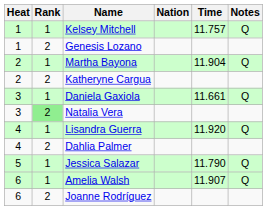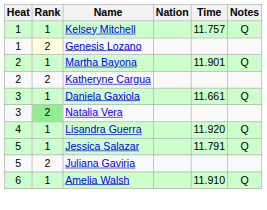(47, 46) no background -> (47, 46) lightyellow background
(210, 63) 11.904 -> (209, 63) 11.901
- row: (98, 146)
(210, 163) 11.790 -> (209, 146) 11.791
+ row: (100, 163)
(210, 180) 11.907 -> (209, 180) 11.910
- row: (108, 197)
